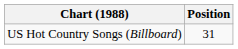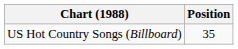(209, 34) 31 -> (209, 34) 35
